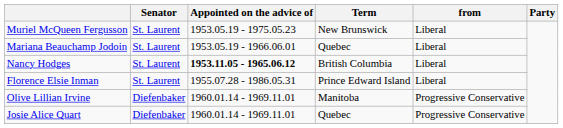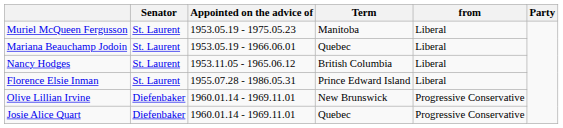(353, 30) New Brunswick -> (339, 30) Manitoba
(243, 64) bold -> (243, 64) normal
(339, 98) Manitoba -> (353, 98) New Brunswick
